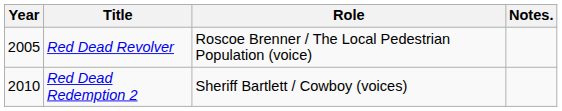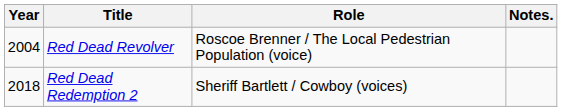(24, 47) 2005 -> (24, 47) 2004
(24, 86) 2010 -> (24, 86) 2018
